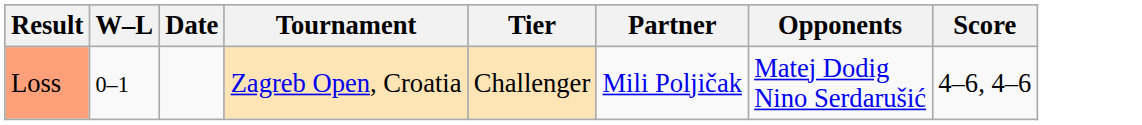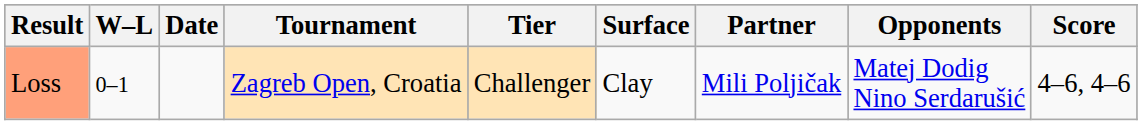+ column: (646, 25)
